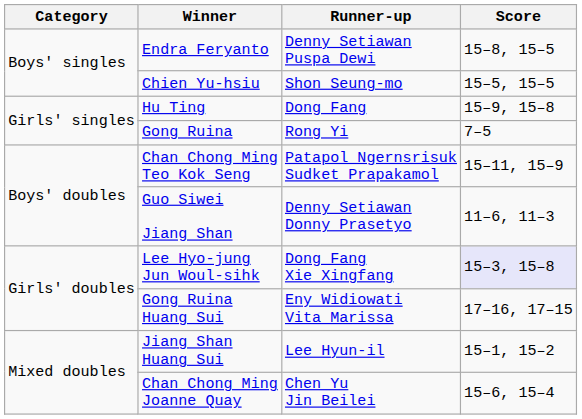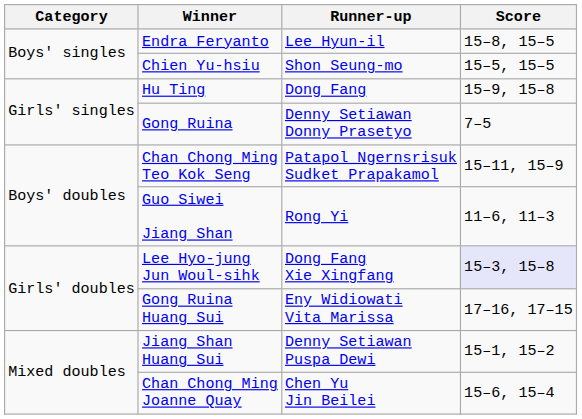(348, 50) Denny Setiawan Puspa Dewi -> (335, 41) Lee Hyun-il
(317, 133) Rong Yi -> (348, 124) Denny Setiawan Donny Prasetyo
(348, 217) Denny Setiawan Donny Prasetyo -> (317, 217) Rong Yi
(335, 351) Lee Hyun-il -> (348, 351) Denny Setiawan Puspa Dewi
